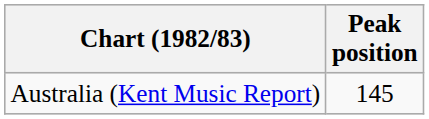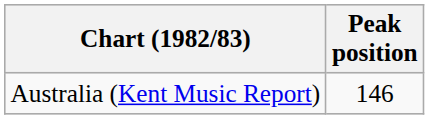(375, 93) 145 -> (375, 93) 146
